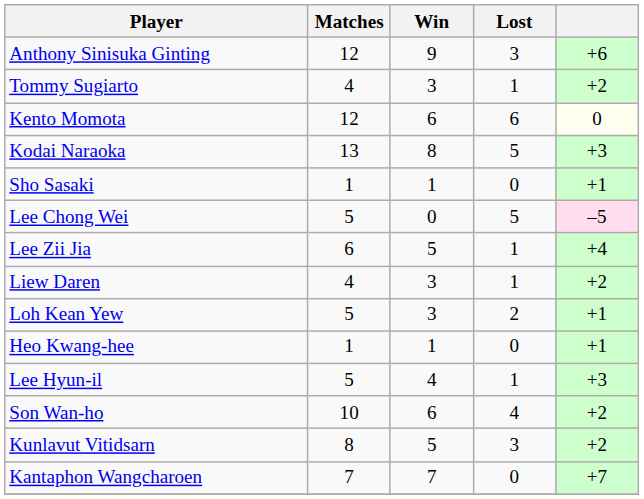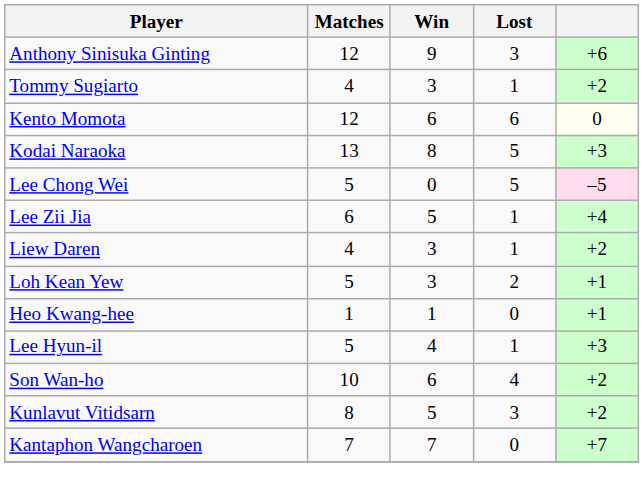- row: (51, 183)
